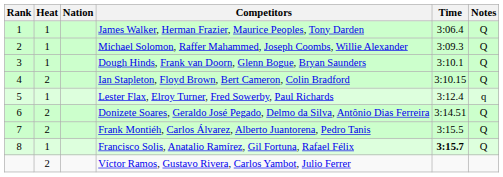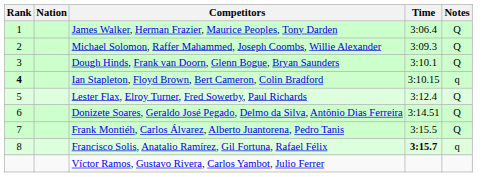- column: (47, 12)
(19, 79) normal -> (19, 79) bold
(484, 79) Q -> (457, 79) q
(484, 96) q -> (457, 96) Q
(484, 146) Q -> (457, 146) q
